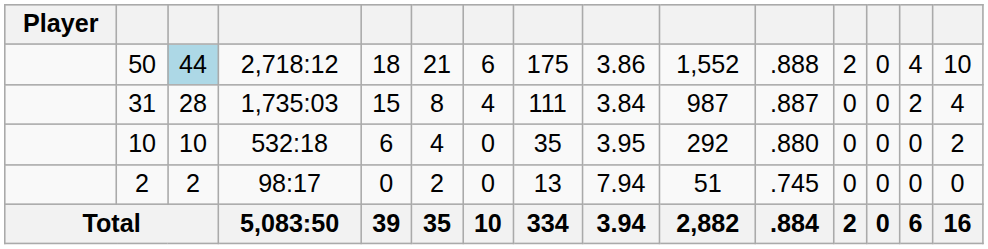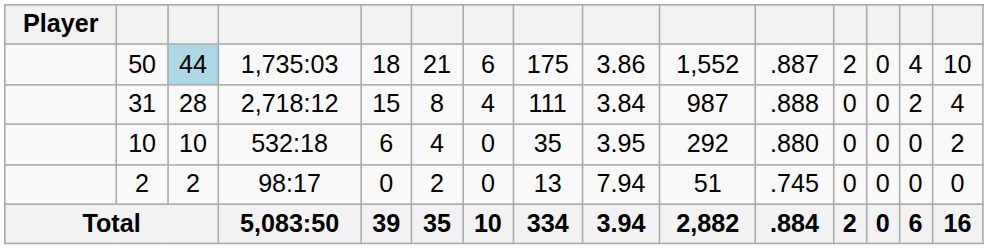(290, 64) 2,718:12 -> (290, 64) 1,735:03
(794, 64) .888 -> (794, 64) .887
(290, 104) 1,735:03 -> (290, 104) 2,718:12
(794, 104) .887 -> (794, 104) .888
